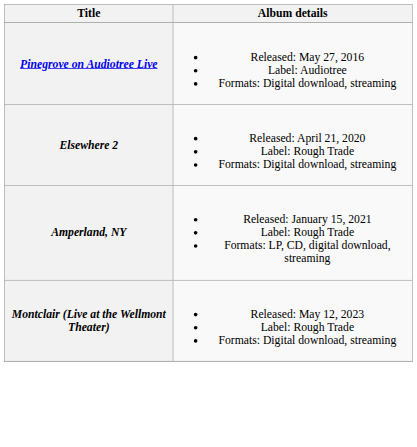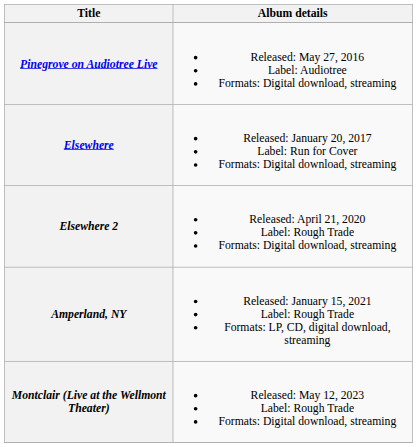+ row: (89, 144)
